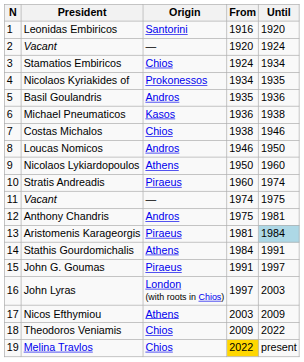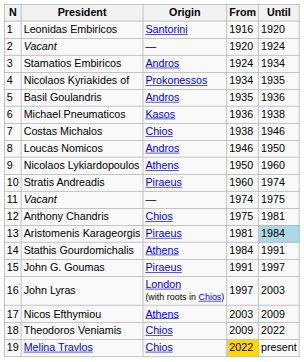(159, 64) Chios -> (162, 64) Andros
(162, 217) Andros -> (159, 217) Chios
